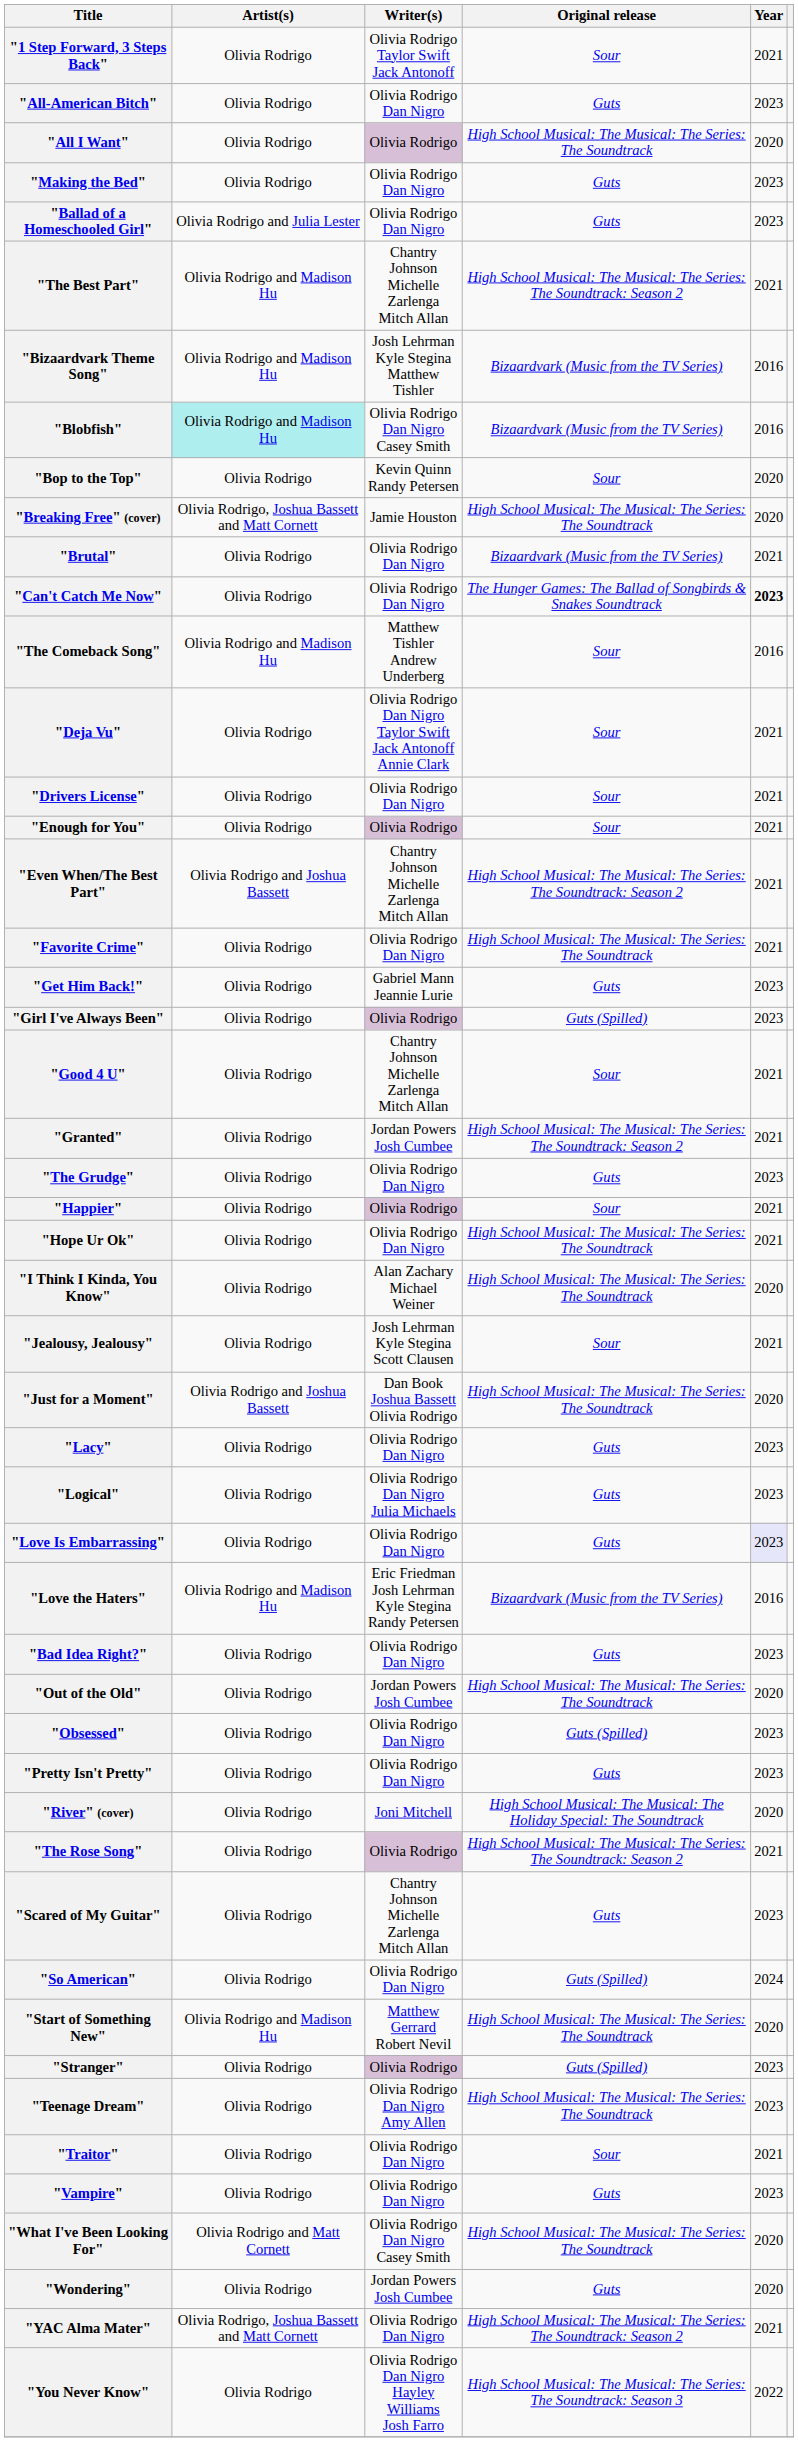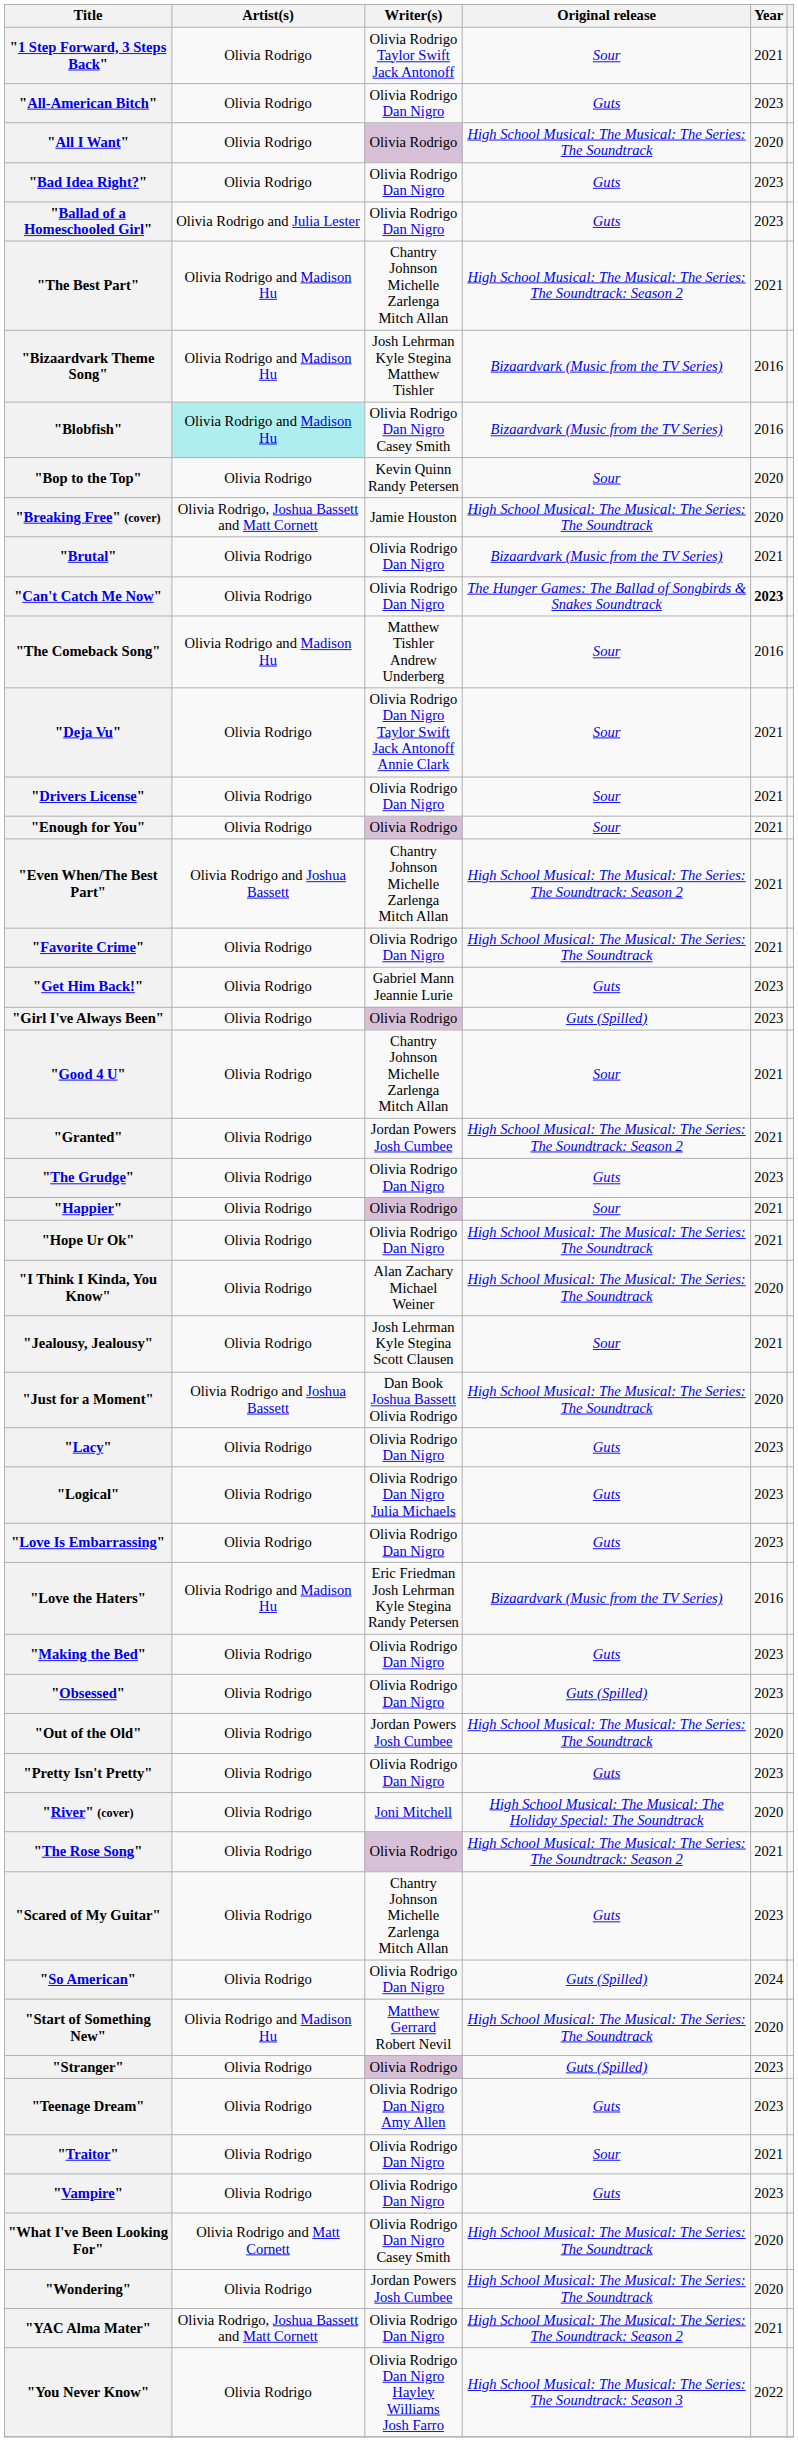rows swapped: (88, 1654) <-> (88, 182)
(769, 1542) lavender background -> (769, 1542) no background
rows swapped: (88, 1733) <-> (88, 1693)
(607, 2106) High School Musical: The Musical: The Series: The Soundtrack -> (607, 2106) Guts
(607, 2288) Guts -> (607, 2288) High School Musical: The Musical: The Series: The Soundtrack
